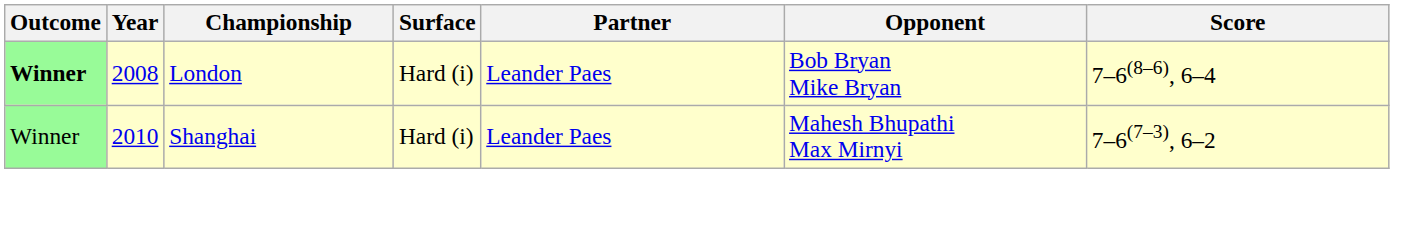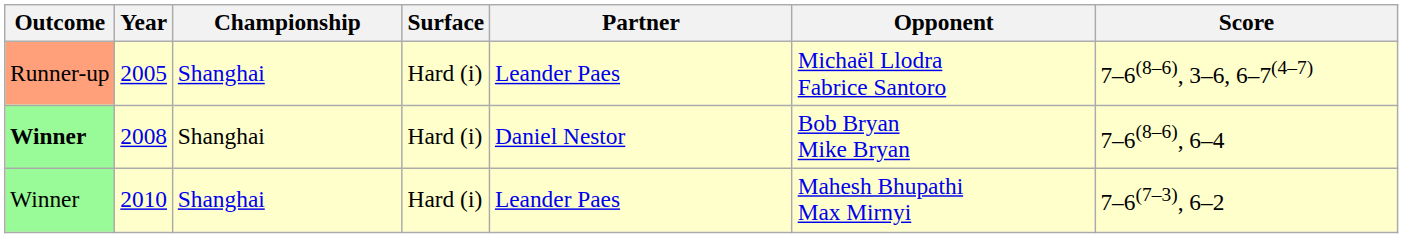+ row: (144, 73)
(206, 73) London -> (221, 136) Shanghai
(549, 73) Leander Paes -> (560, 136) Daniel Nestor
